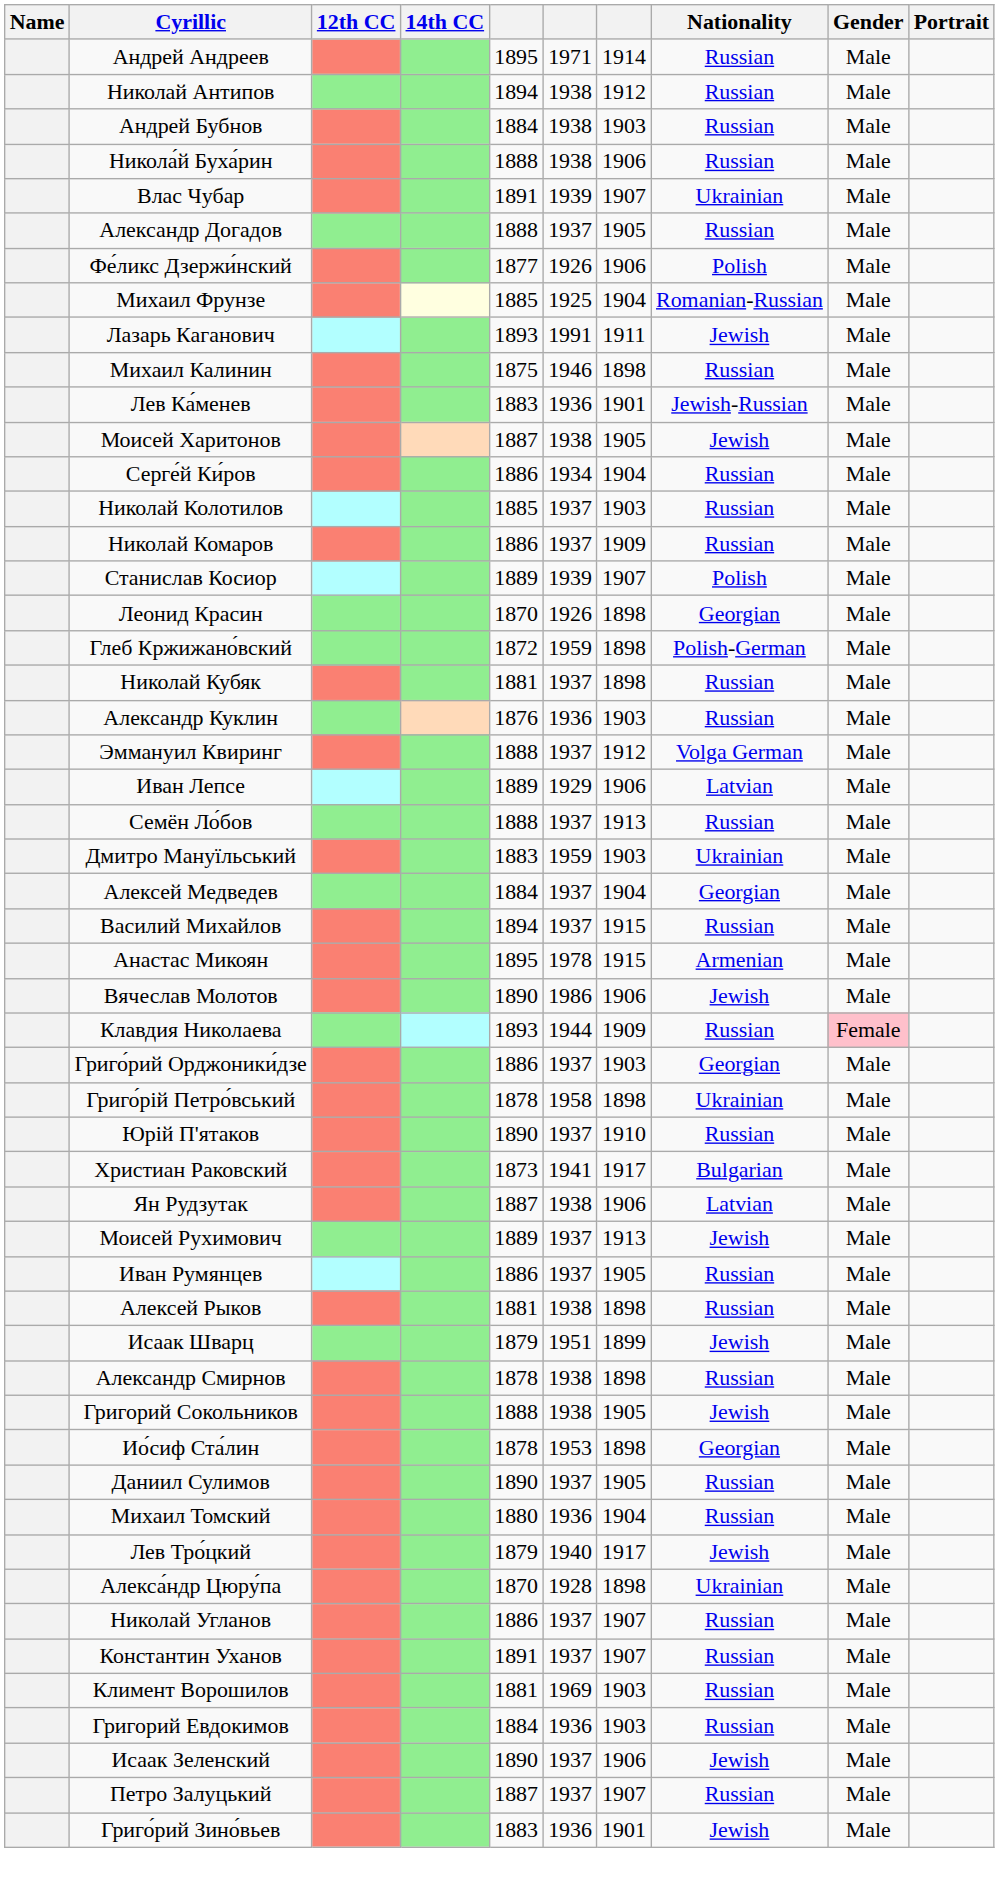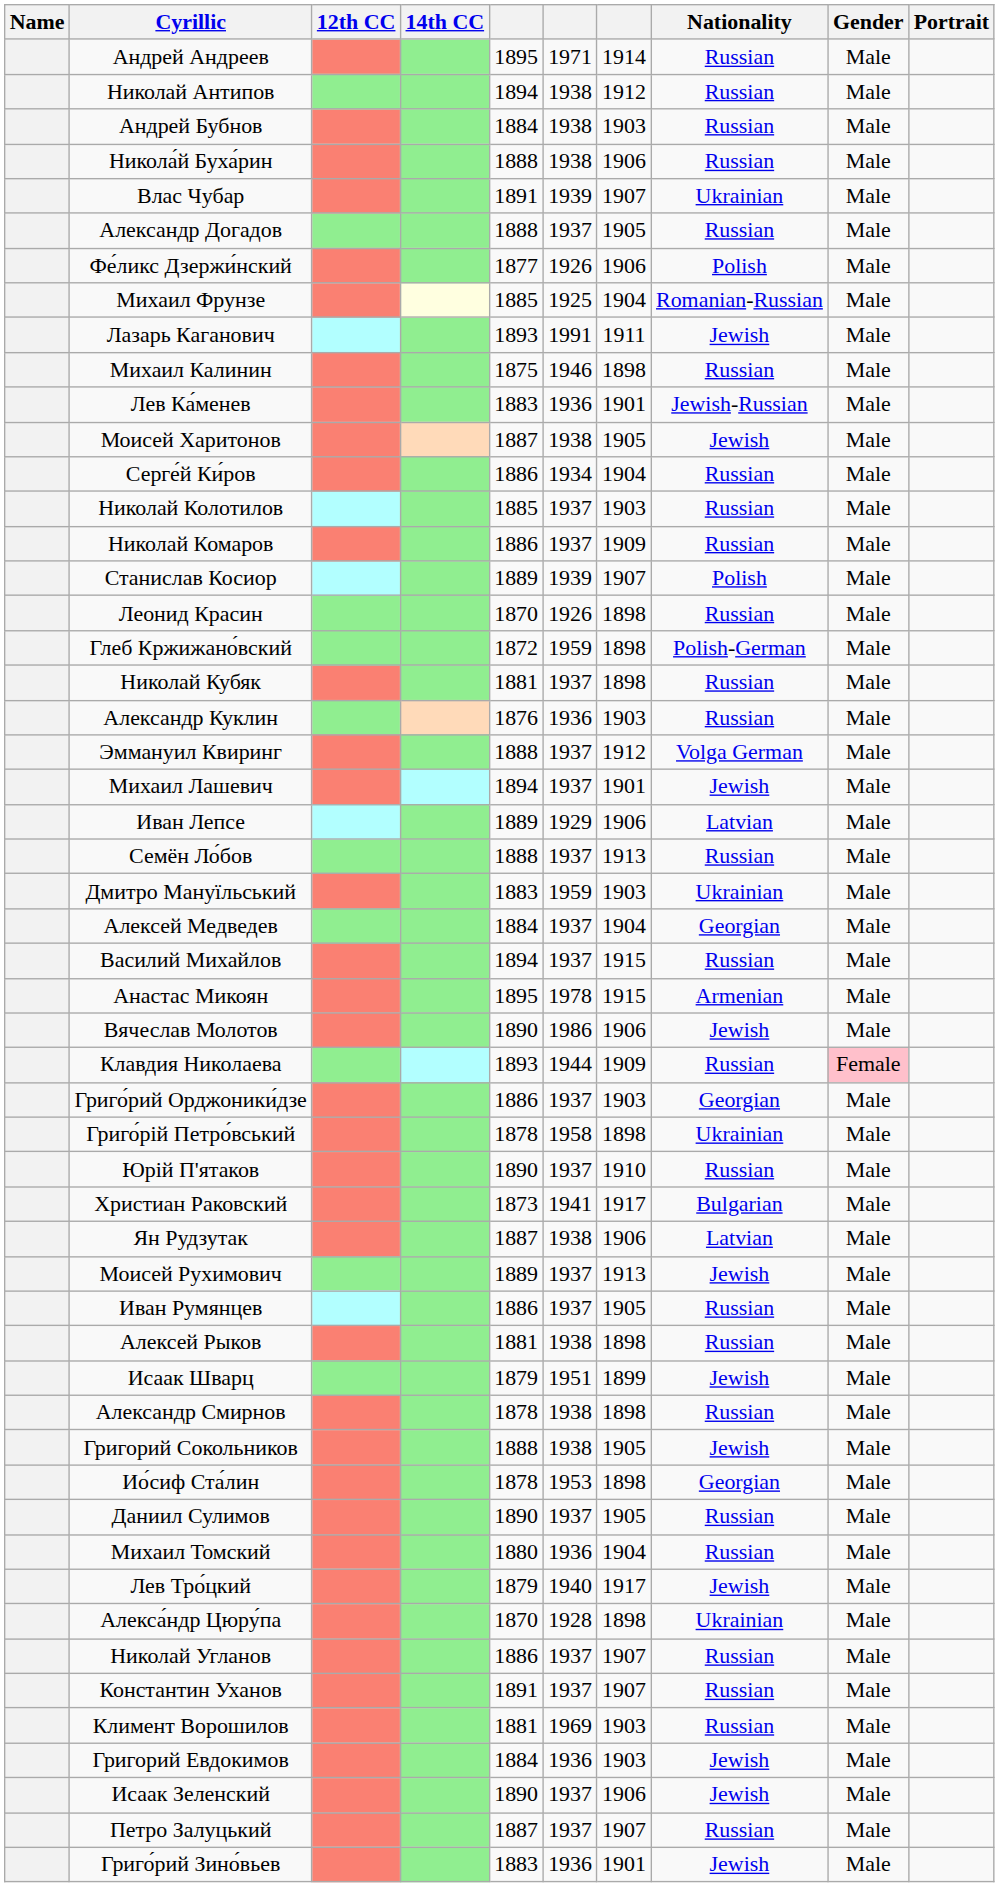(739, 612) Georgian -> (739, 612) Russian
+ row: (191, 786)
(739, 1725) Russian -> (739, 1760) Jewish
